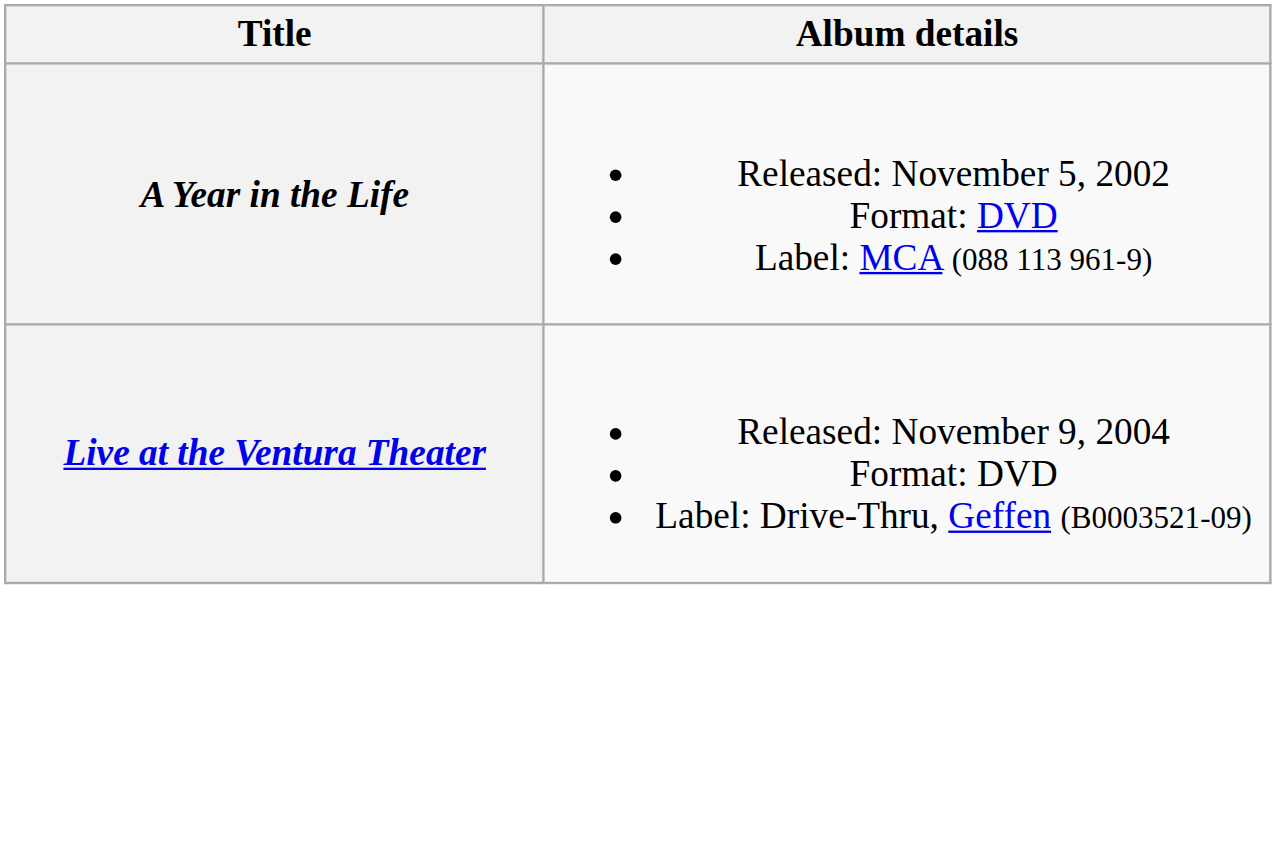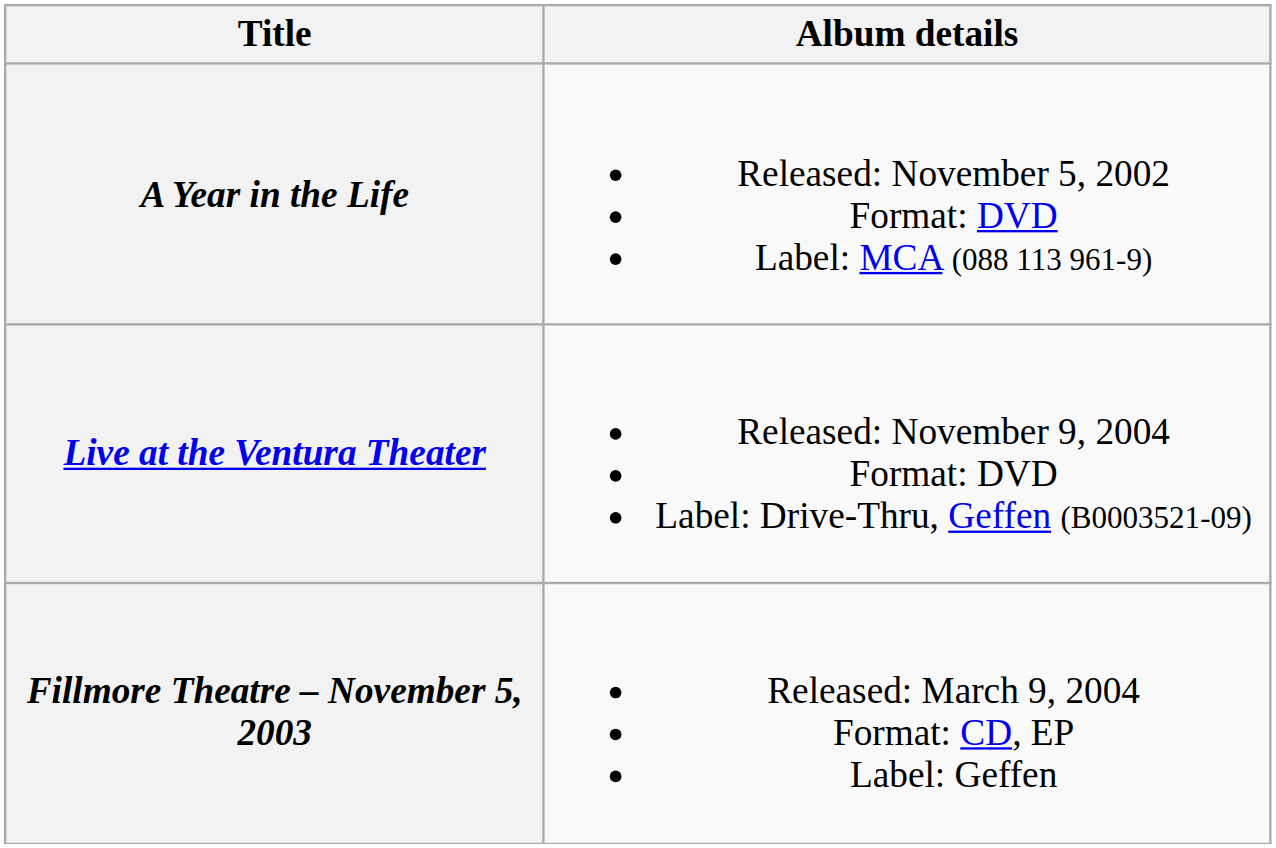+ row: (275, 712)
